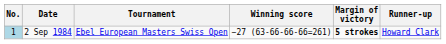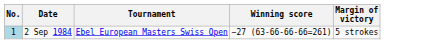- column: (410, 16)
(357, 33) bold -> (357, 33) normal
